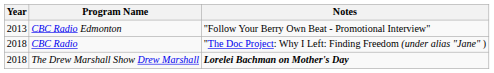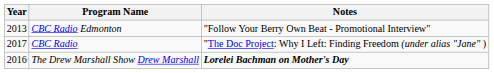(17, 44) 2018 -> (17, 44) 2017
(17, 60) 2018 -> (17, 60) 2016
